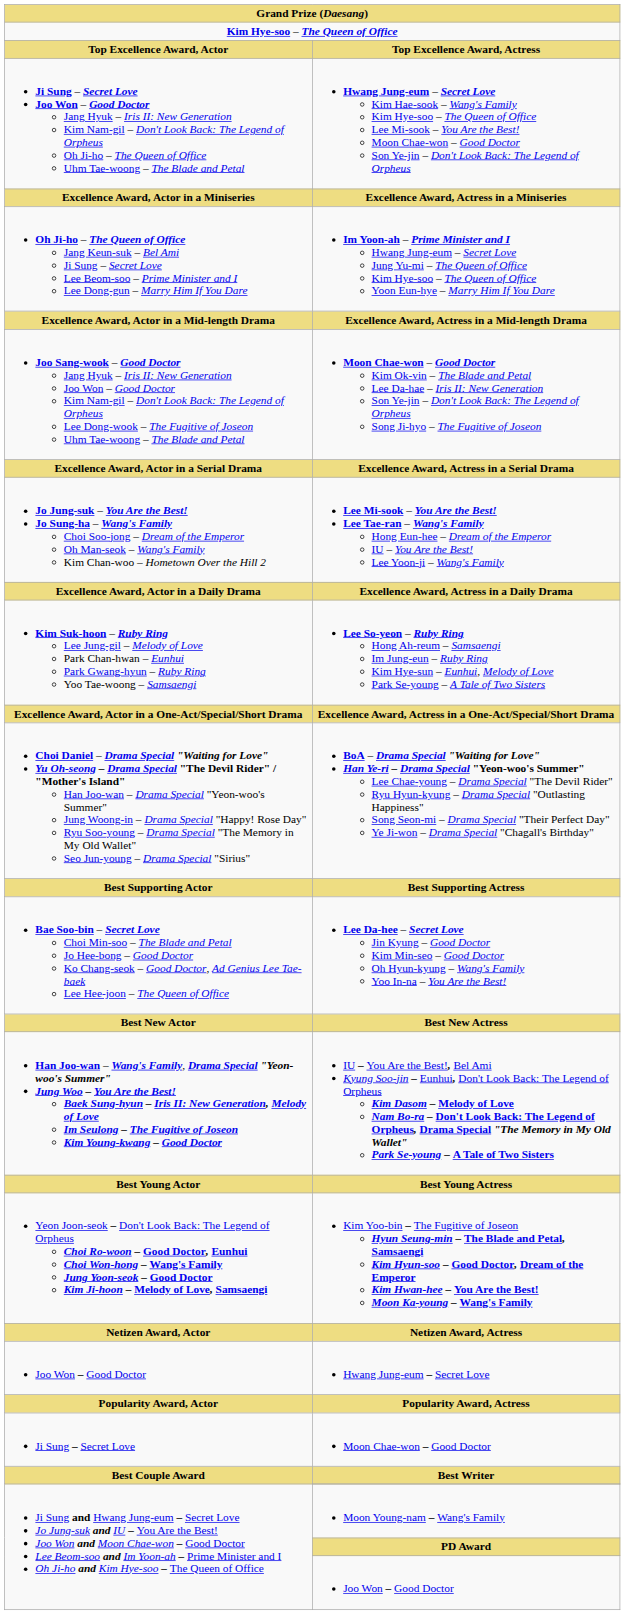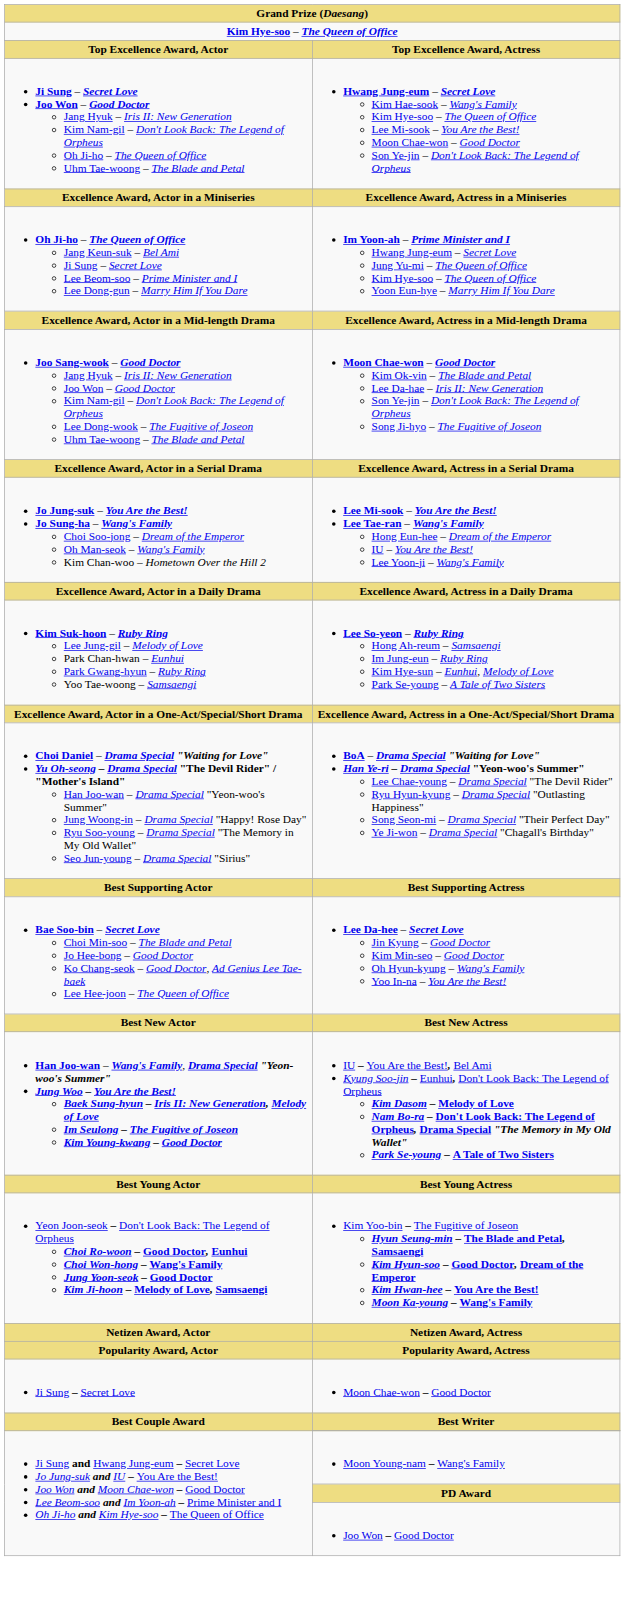- row: (466, 1374)
